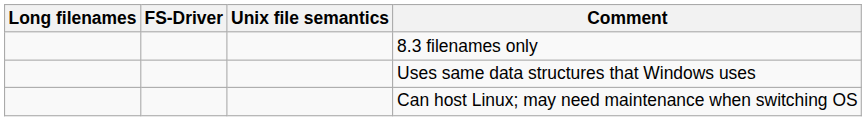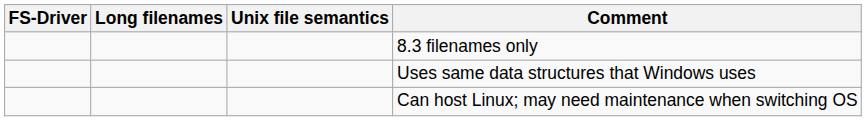columns swapped: (184, 18) <-> (73, 18)
